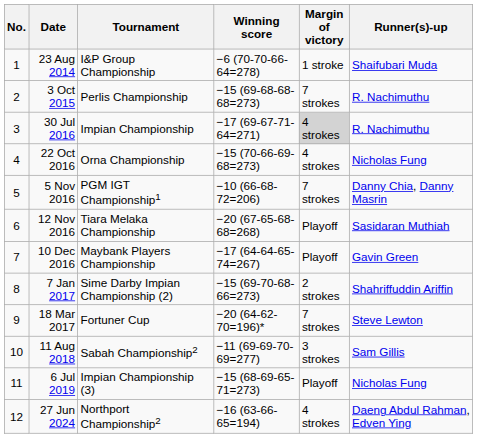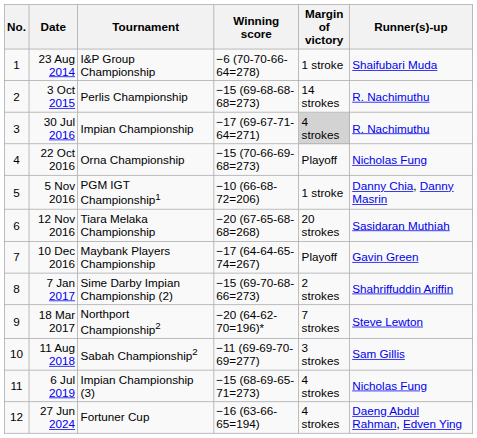(321, 97) 7 strokes -> (320, 97) 14 strokes
(321, 160) 4 strokes -> (319, 160) Playoff
(321, 193) 7 strokes -> (322, 193) 1 stroke
(320, 226) Playoff -> (320, 226) 20 strokes
(115, 320) Fortuner Cup -> (121, 322) Northport Championship2
(320, 384) Playoff -> (320, 386) 4 strokes
(121, 416) Northport Championship2 -> (115, 418) Fortuner Cup
